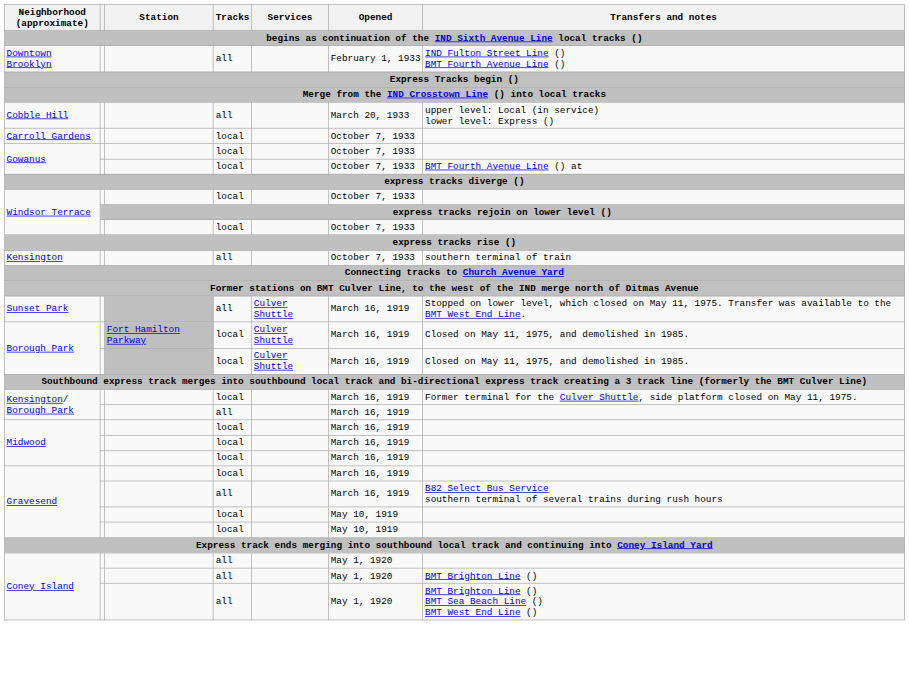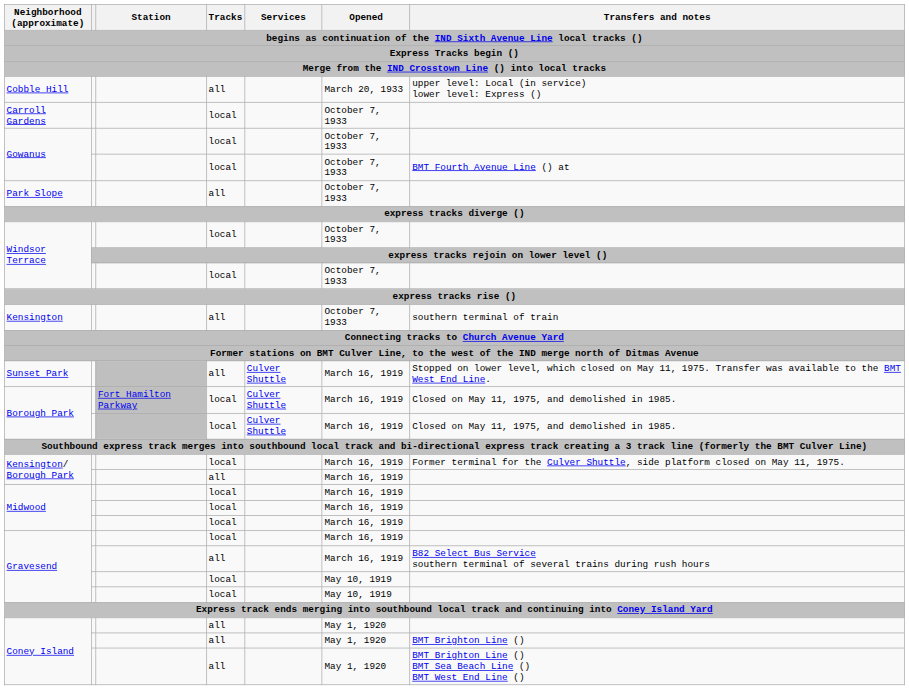- row: (29, 59)
+ row: (35, 193)
